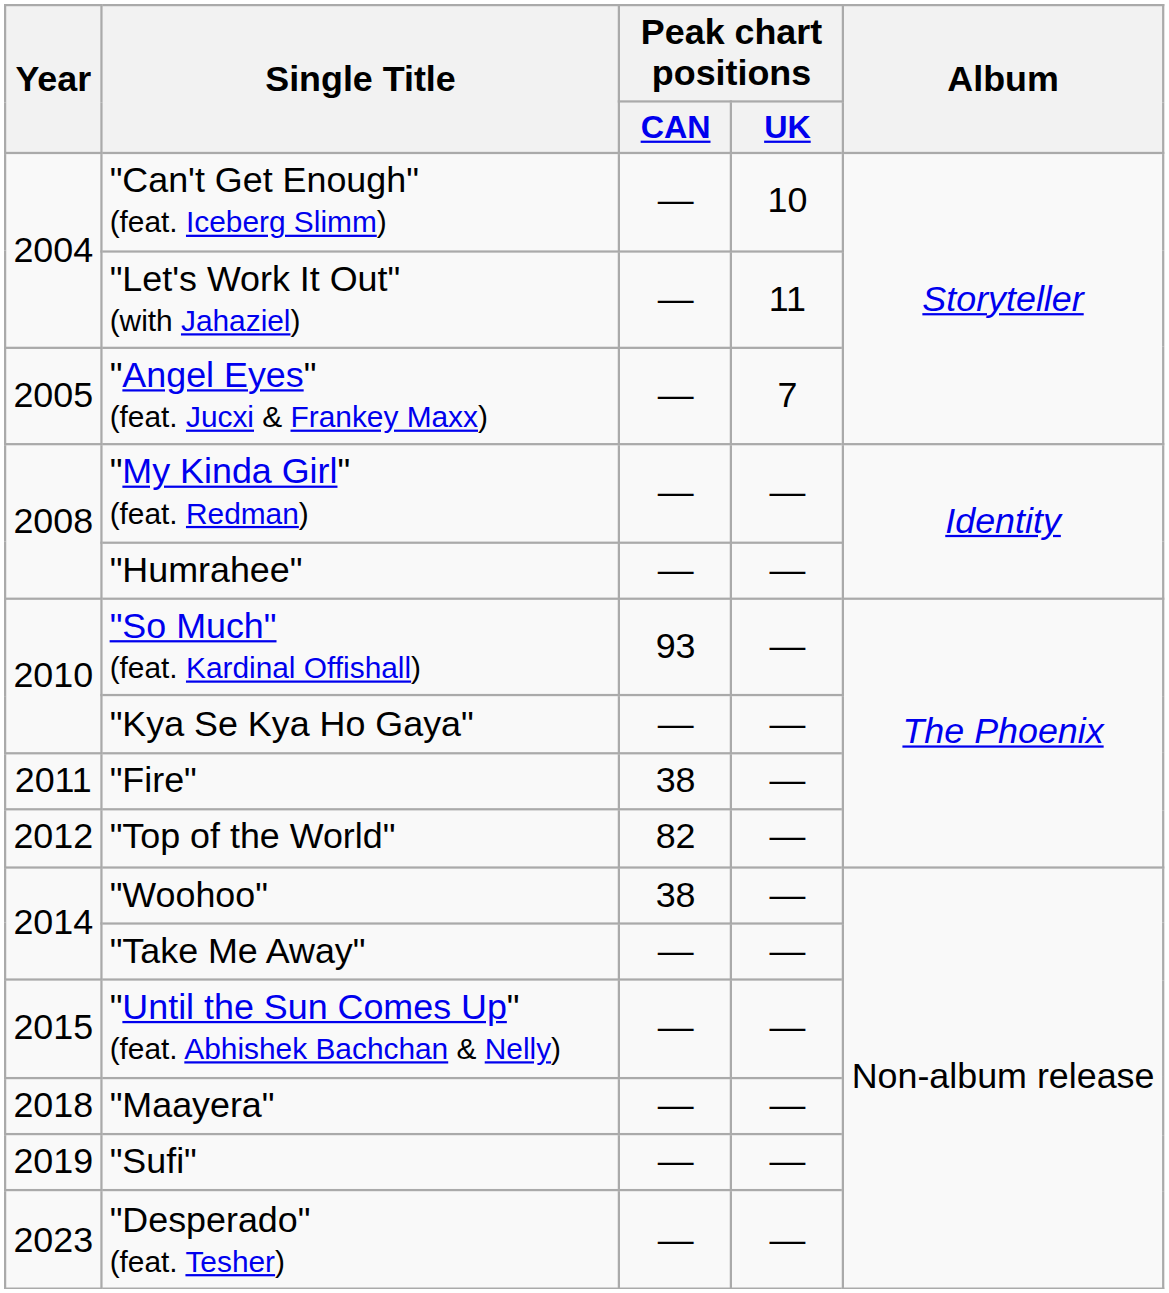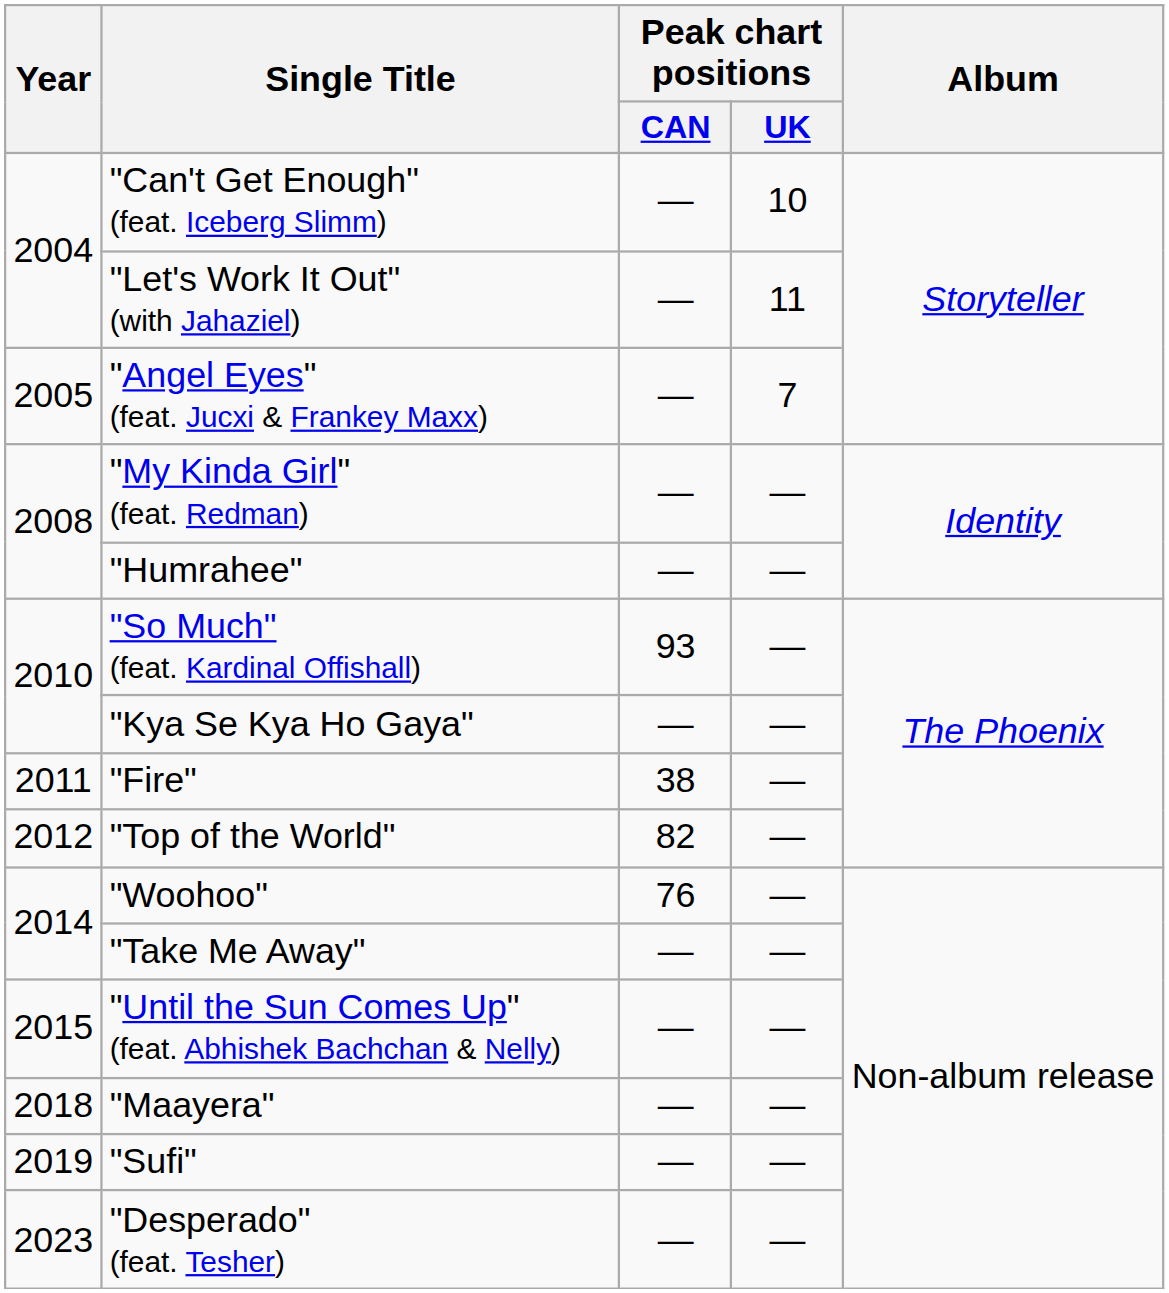(676, 894) 38 -> (676, 894) 76
